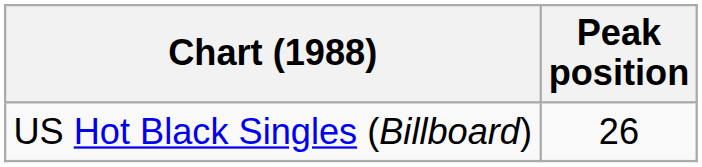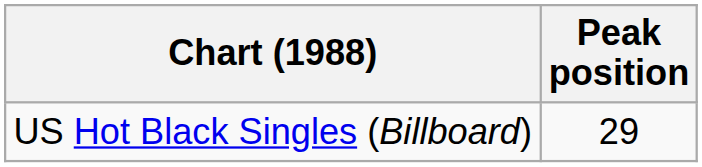(619, 131) 26 -> (619, 131) 29
